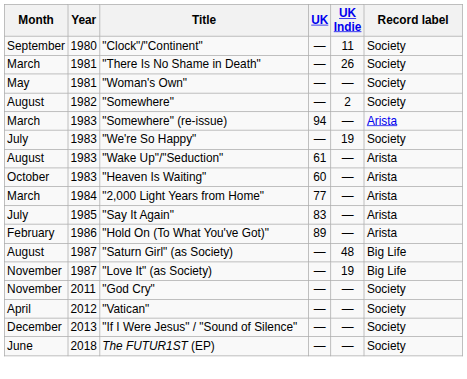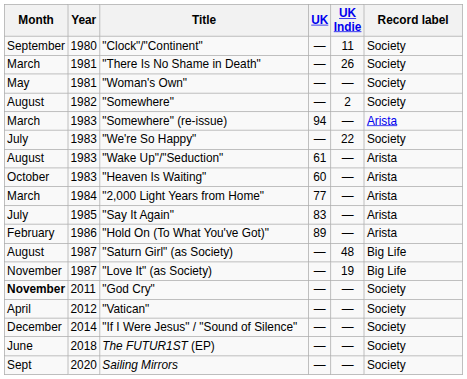(348, 139) 19 -> (348, 139) 22
(34, 290) normal -> (36, 290) bold
(84, 327) 2013 -> (84, 327) 2014
+ row: (140, 365)
